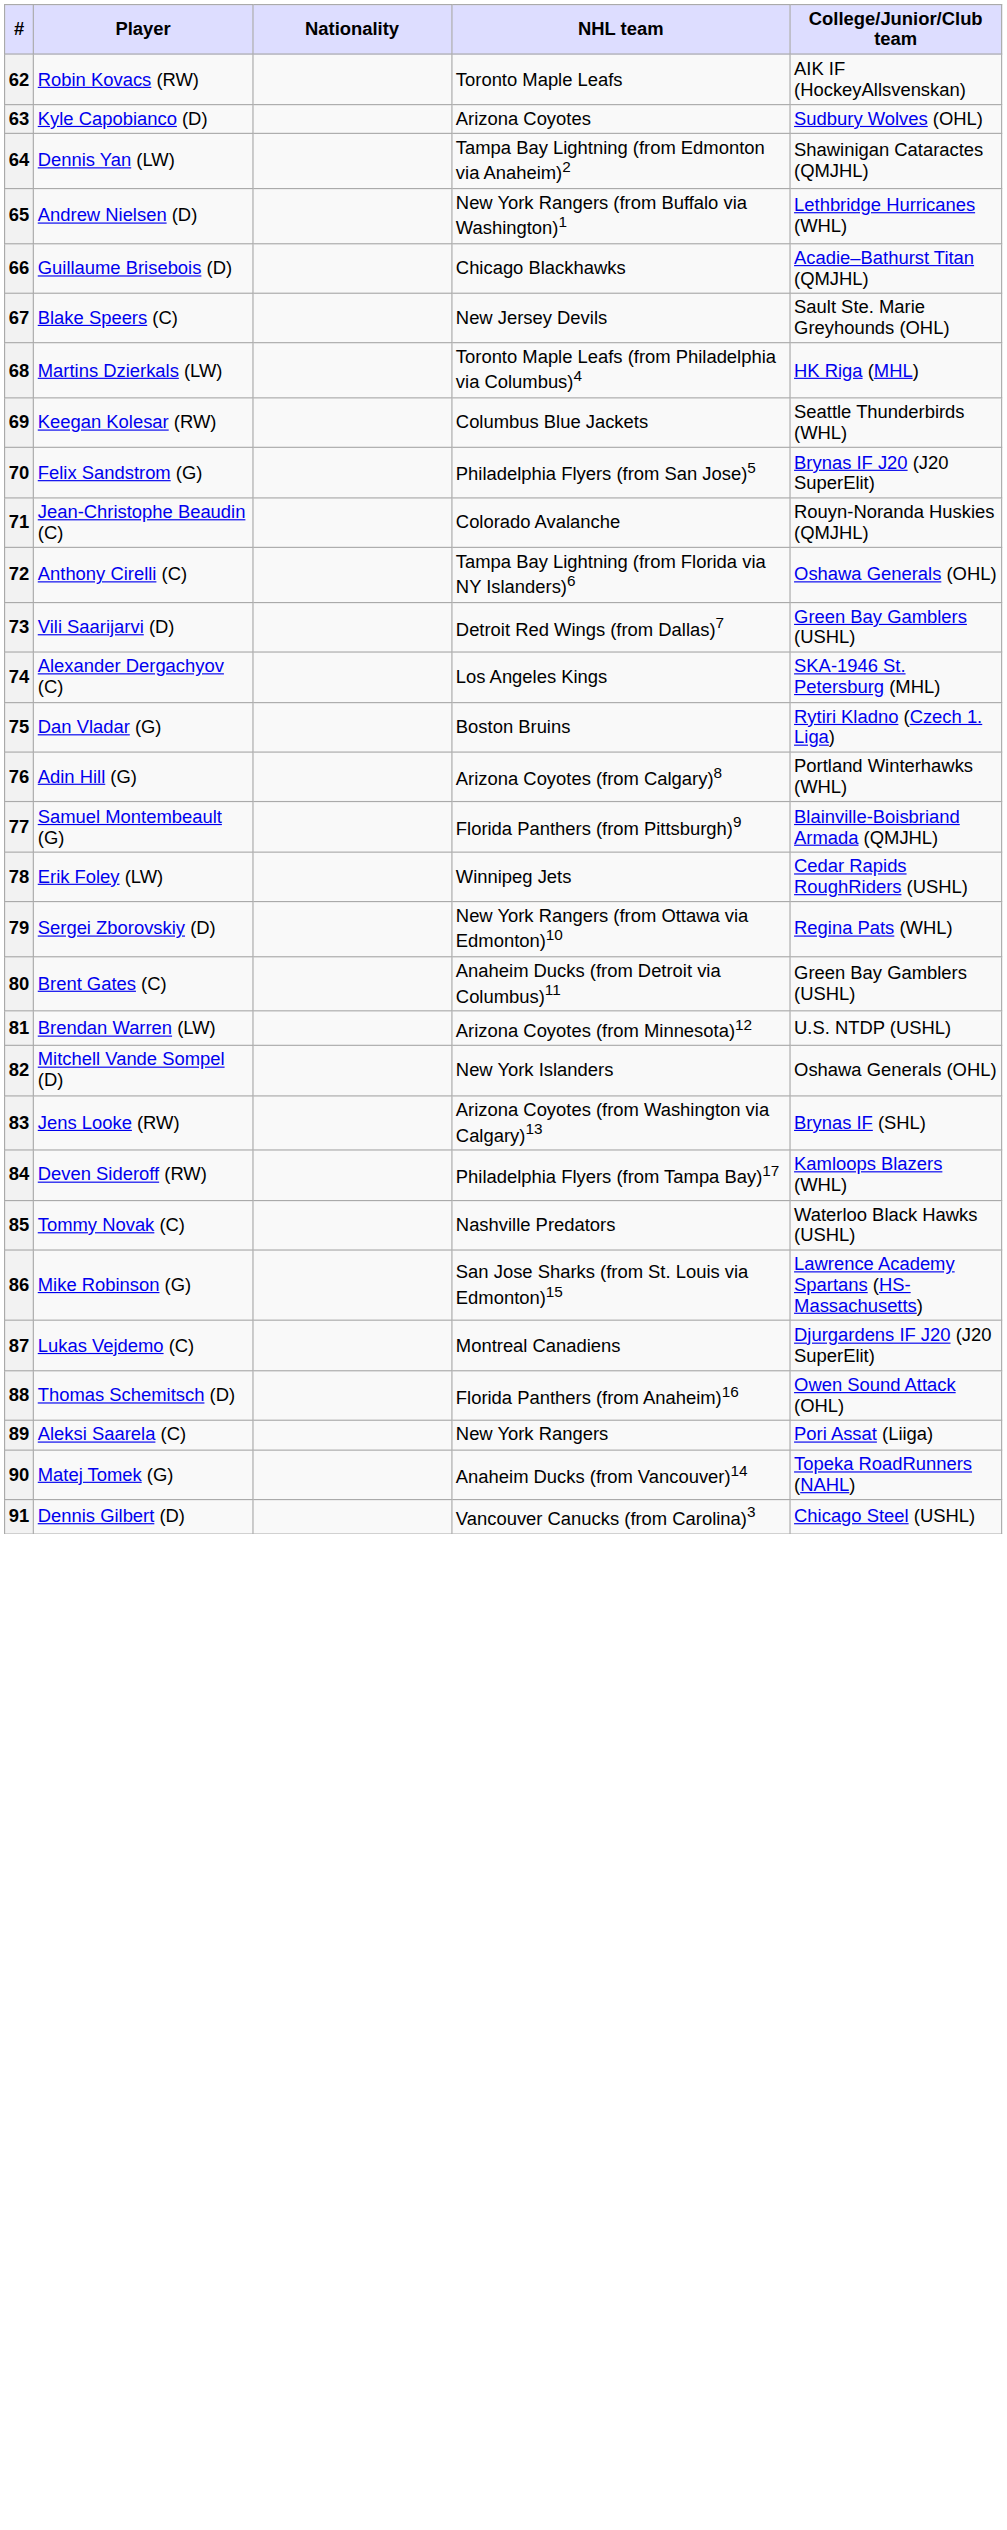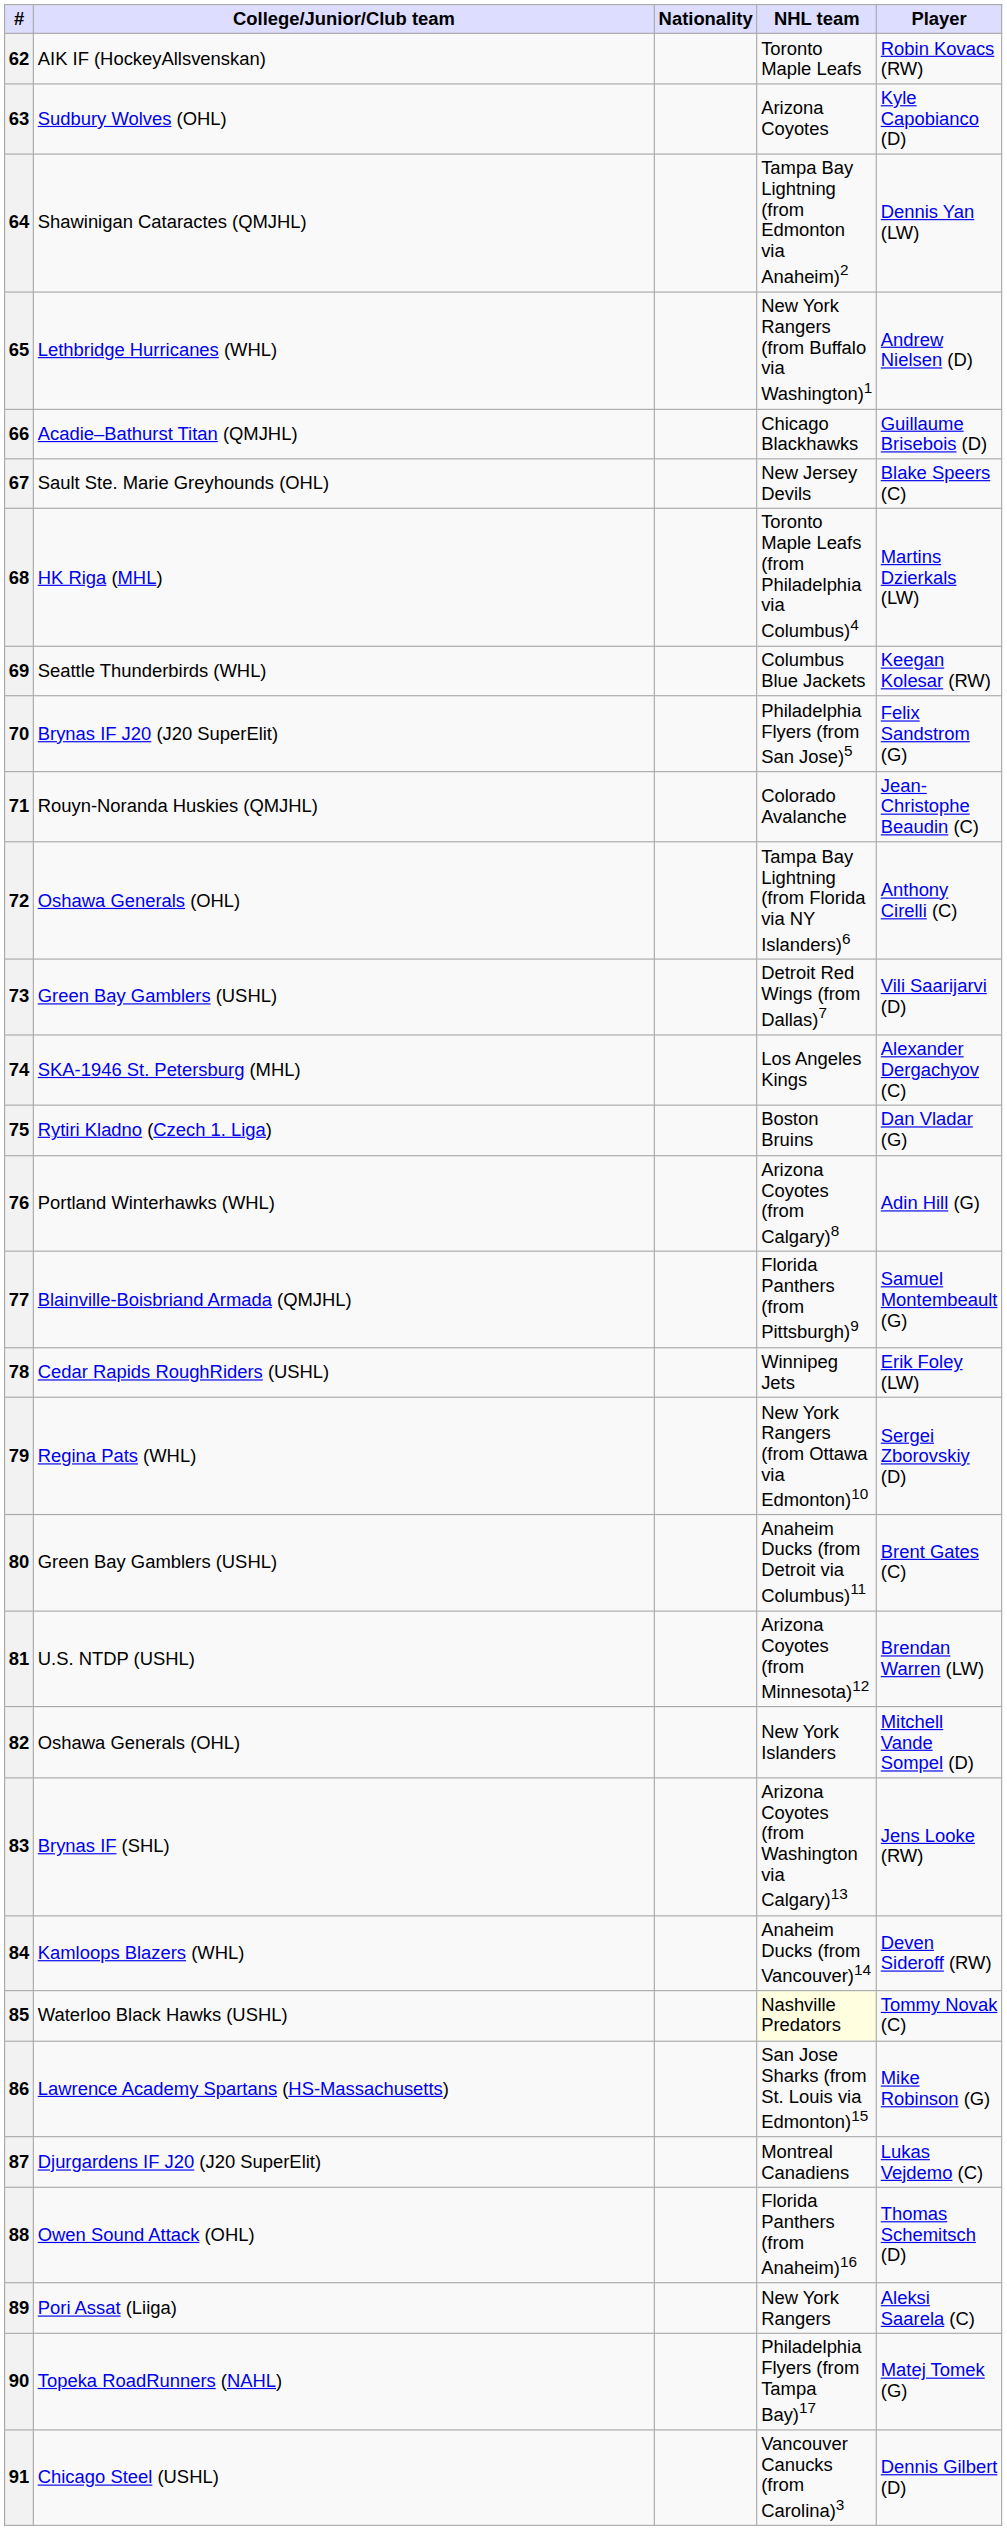columns swapped: (143, 29) <-> (896, 29)
(618, 1175) Philadelphia Flyers (from Tampa Bay)17 -> (816, 1953) Anaheim Ducks (from Vancouver)14
(536, 1225) no background -> (801, 2015) lightyellow background
(602, 1474) Anaheim Ducks (from Vancouver)14 -> (811, 2381) Philadelphia Flyers (from Tampa Bay)17
